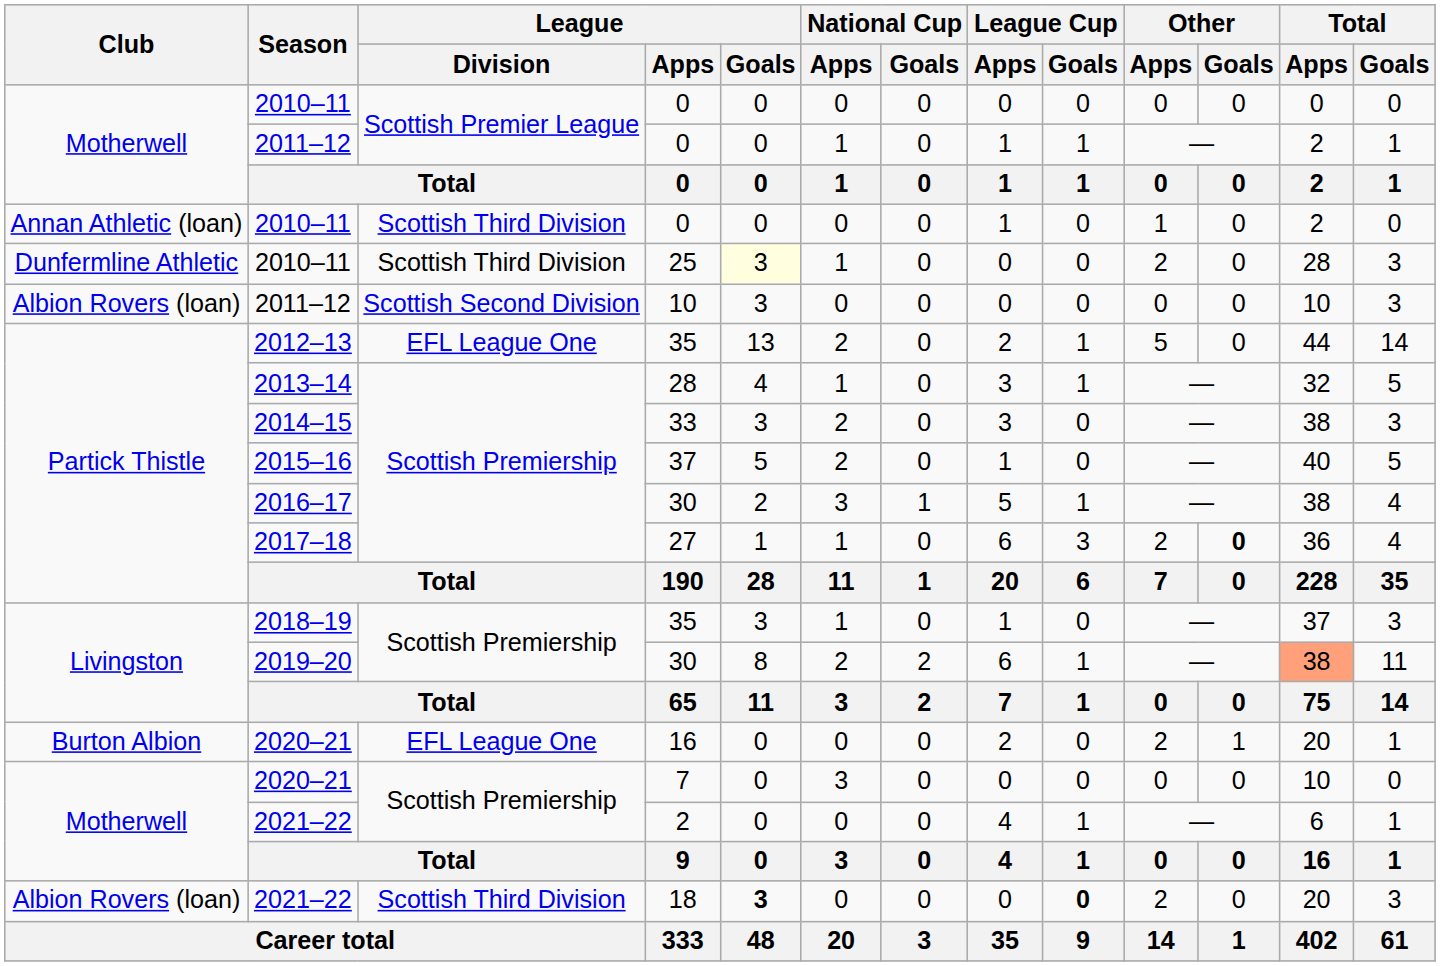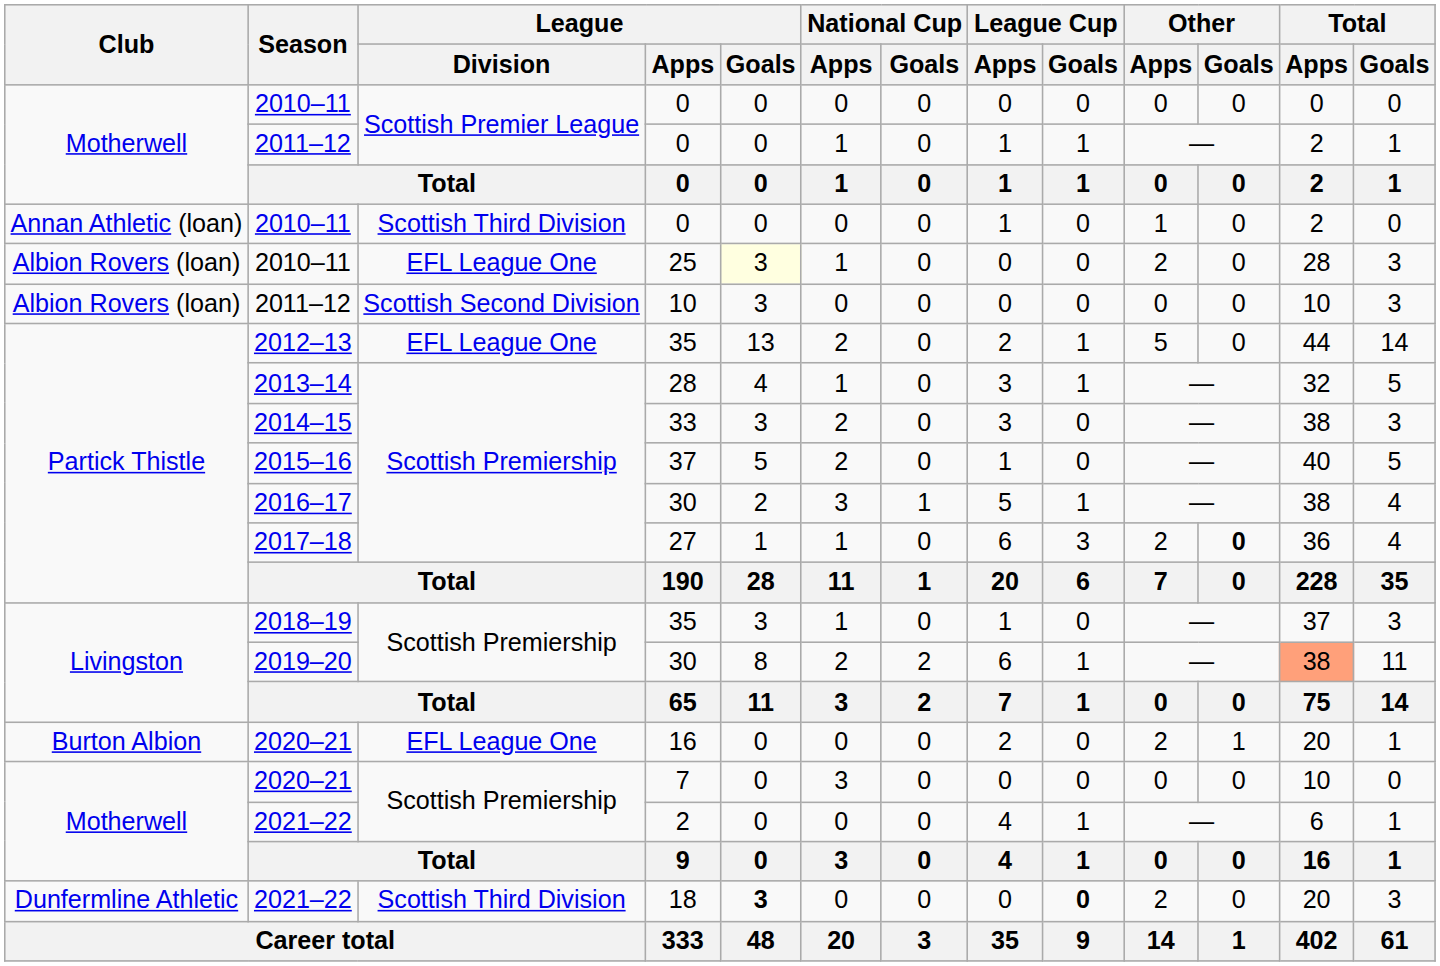(126, 263) Dunfermline Athletic -> (126, 263) Albion Rovers (loan)
(502, 263) Scottish Third Division -> (502, 263) EFL League One
(126, 900) Albion Rovers (loan) -> (126, 900) Dunfermline Athletic
